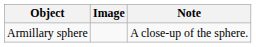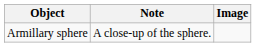columns swapped: (109, 13) <-> (189, 13)
